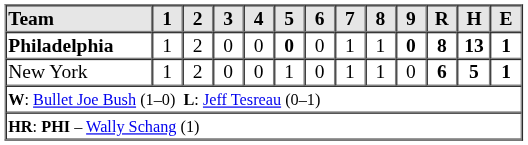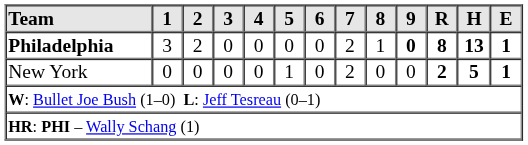(167, 45) 1 -> (167, 45) 3
(289, 45) bold -> (289, 45) normal
(350, 45) 1 -> (350, 45) 2
(167, 72) 1 -> (167, 72) 0
(198, 72) 2 -> (198, 72) 0
(350, 72) 1 -> (350, 72) 2
(380, 72) 1 -> (380, 72) 0
(442, 72) 6 -> (442, 72) 2
